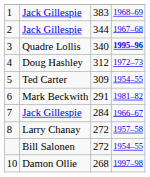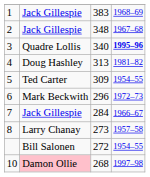(101, 29) 344 -> (101, 29) 348
(101, 63) 312 -> (101, 63) 313
(128, 63) 1972–73 -> (128, 63) 1981–82
(101, 96) 291 -> (101, 96) 296
(128, 96) 1981–82 -> (128, 96) 1972–73
(101, 130) 272 -> (101, 130) 273
(50, 163) no background -> (50, 163) pink background
